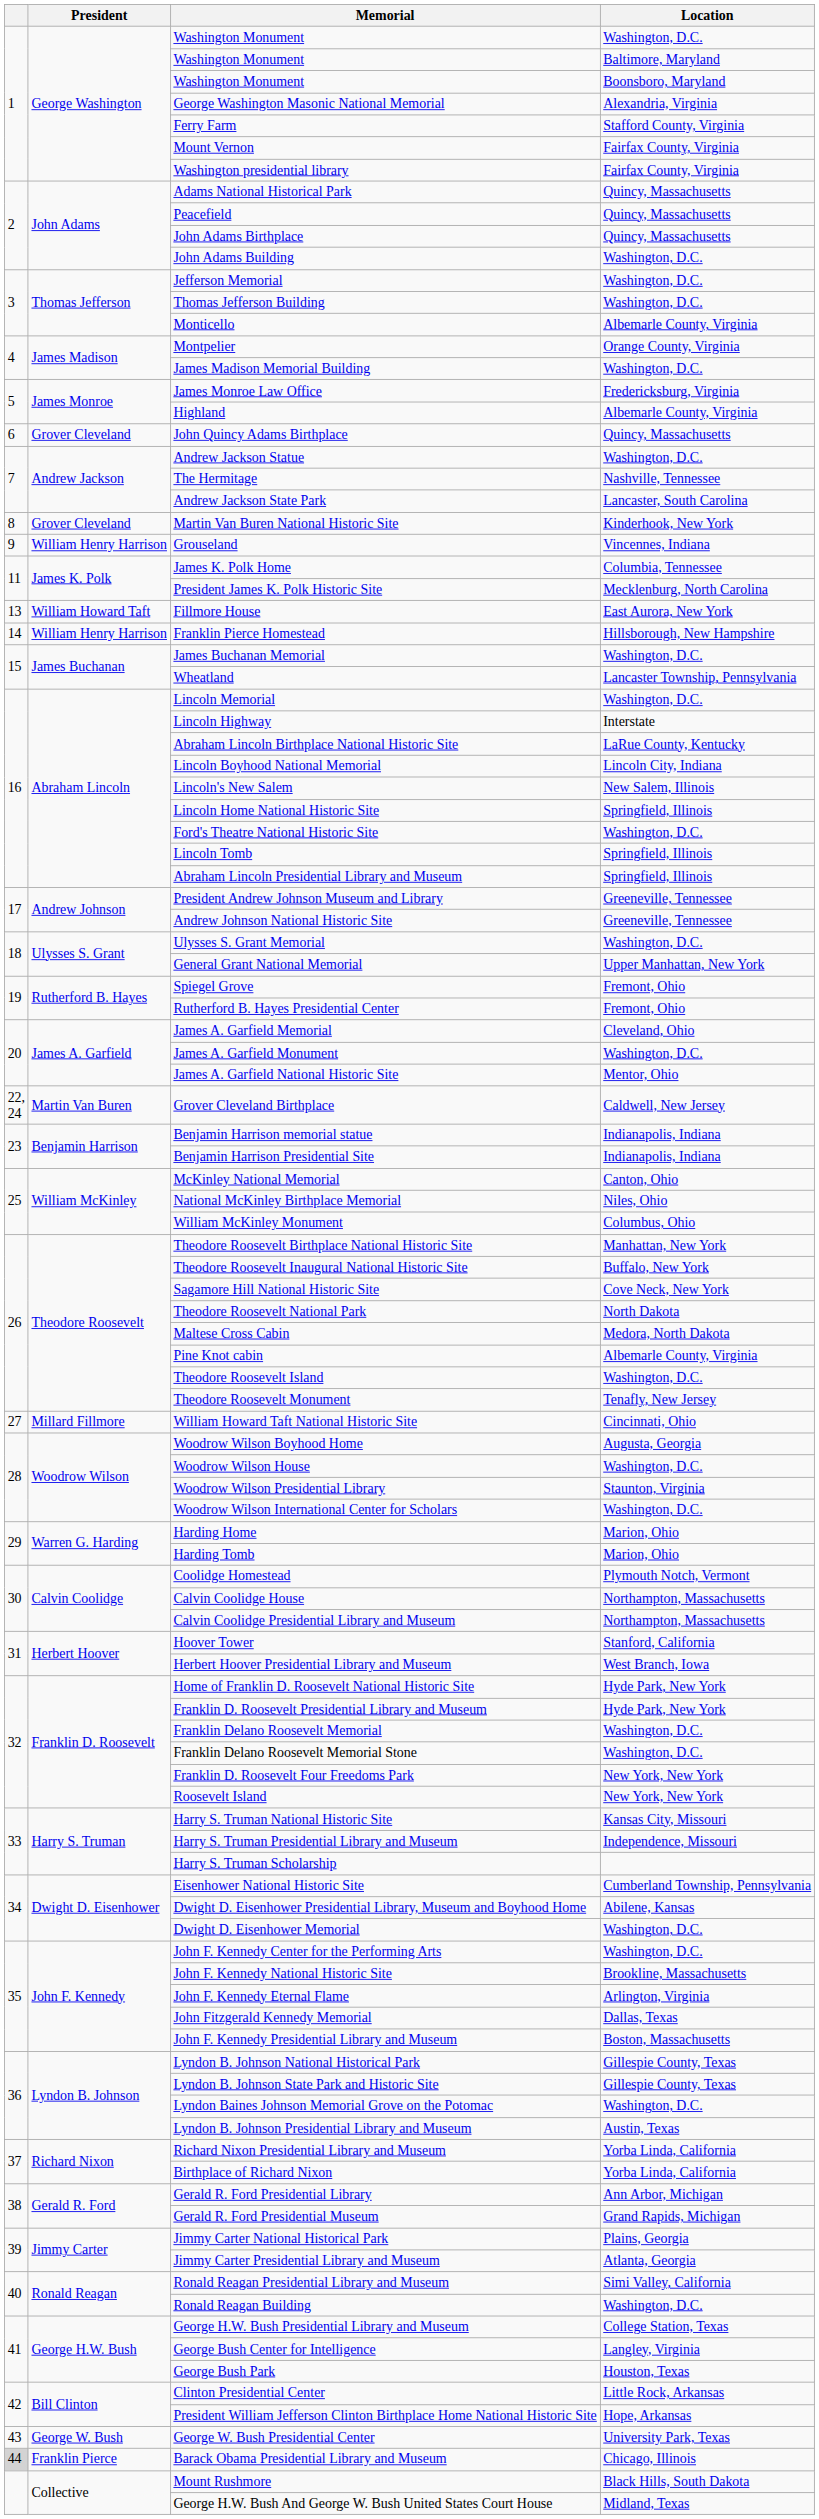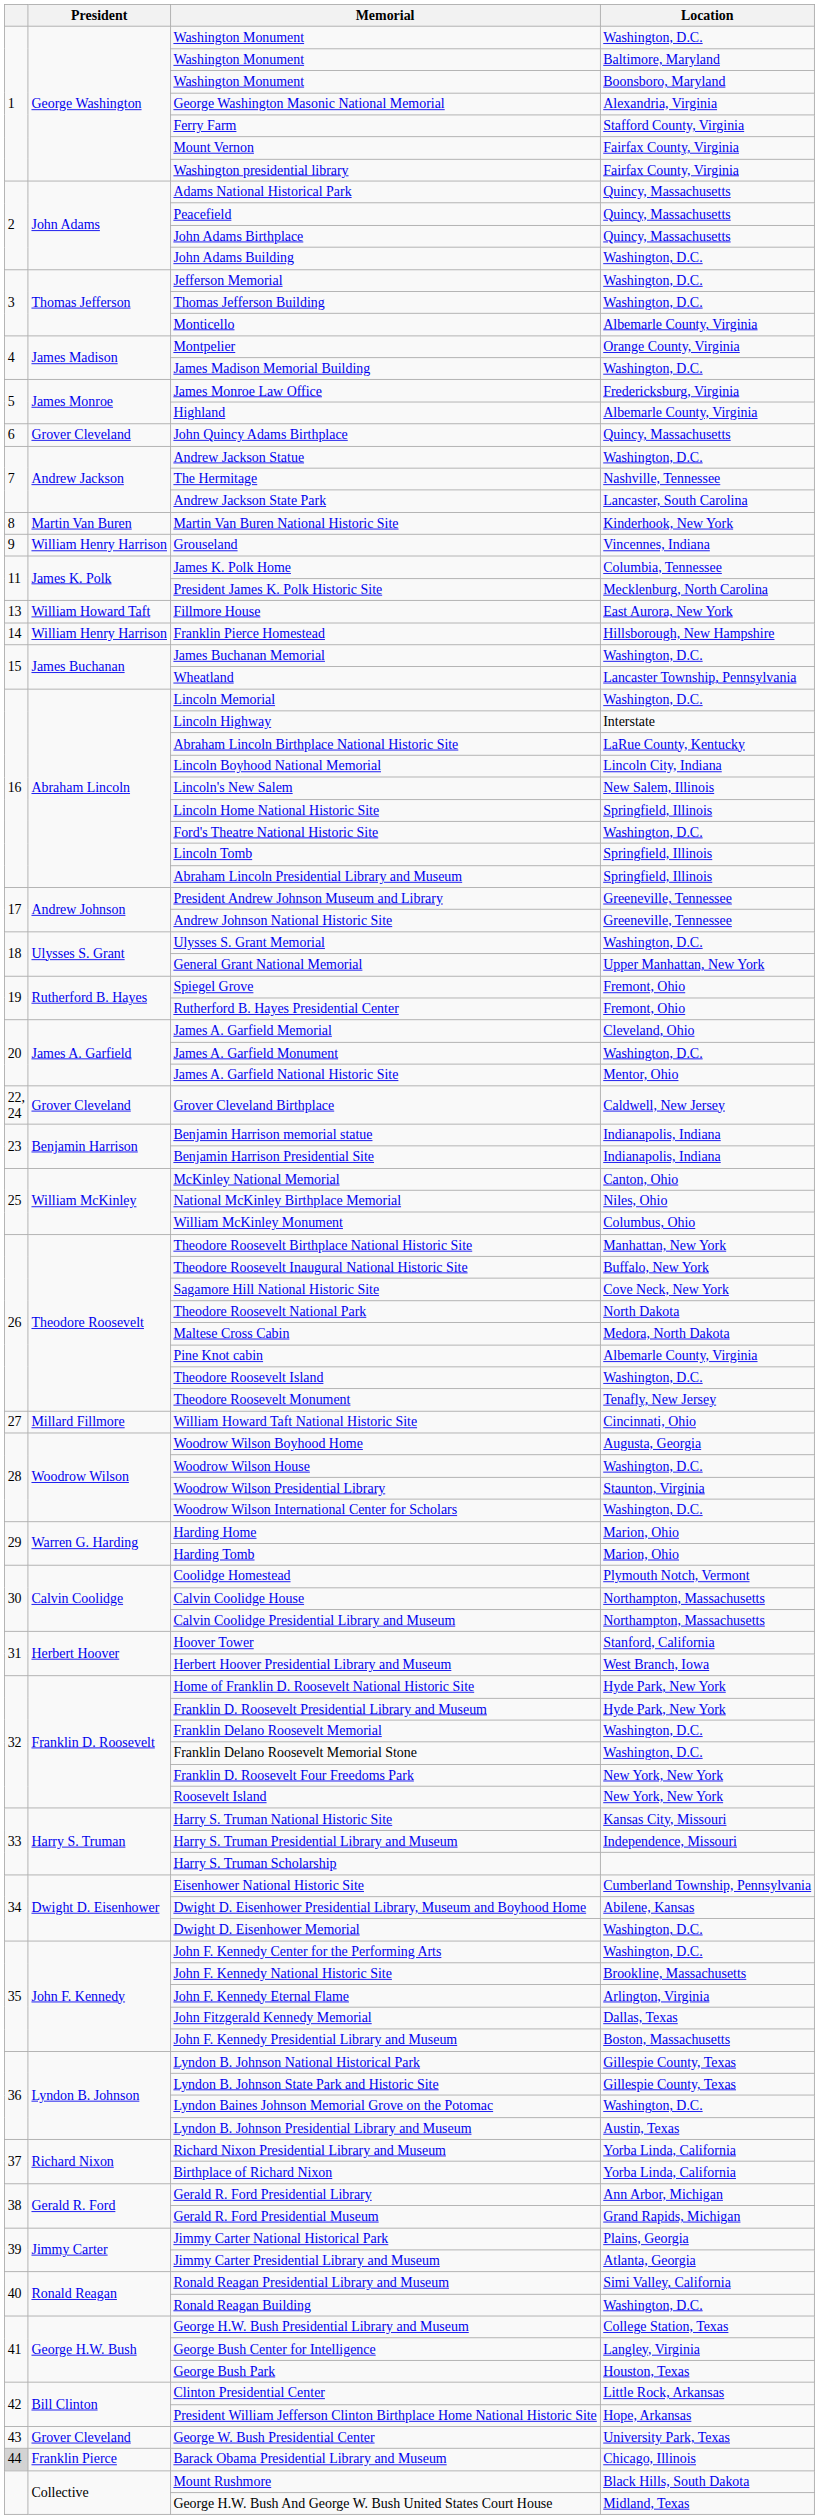(81, 523) Grover Cleveland -> (82, 523) Martin Van Buren
(82, 1105) Martin Van Buren -> (81, 1105) Grover Cleveland
(77, 2437) George W. Bush -> (81, 2437) Grover Cleveland
